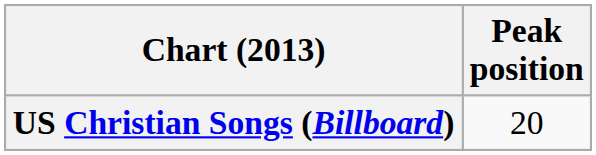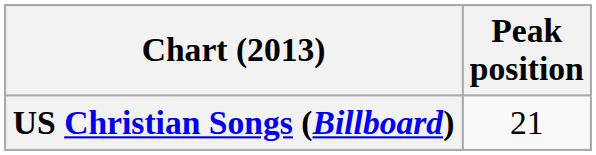(527, 122) 20 -> (527, 122) 21
